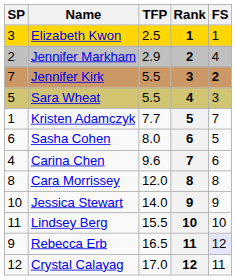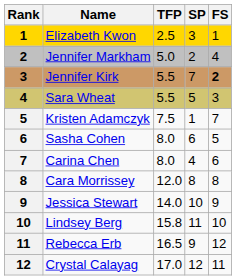columns swapped: (190, 14) <-> (16, 14)
(151, 56) 2.9 -> (166, 56) 5.0
(151, 118) 7.7 -> (166, 118) 7.5
(151, 160) 9.6 -> (166, 160) 8.0
(155, 222) 15.5 -> (169, 222) 15.8
(219, 243) lavender background -> (219, 243) no background
